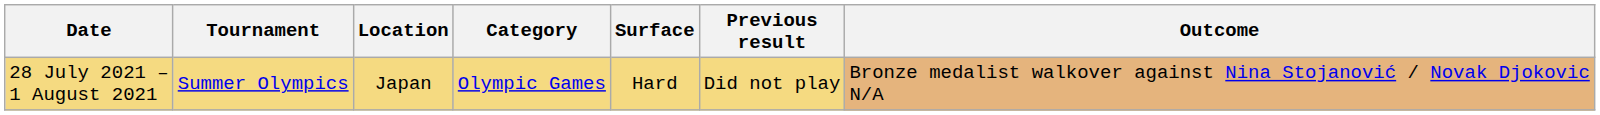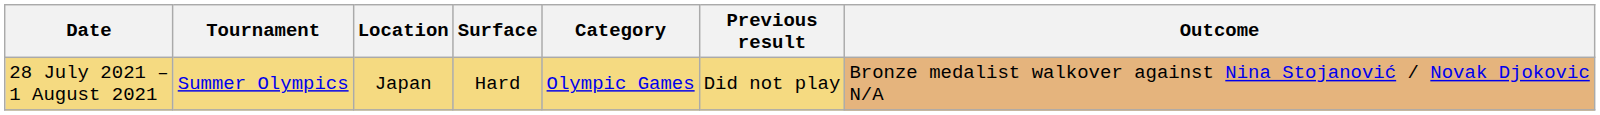columns swapped: (532, 31) <-> (655, 31)
